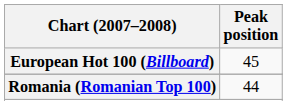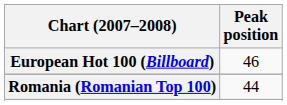(251, 61) 45 -> (251, 61) 46
